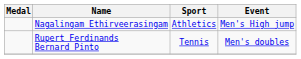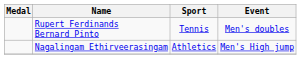rows swapped: (101, 24) <-> (77, 42)
